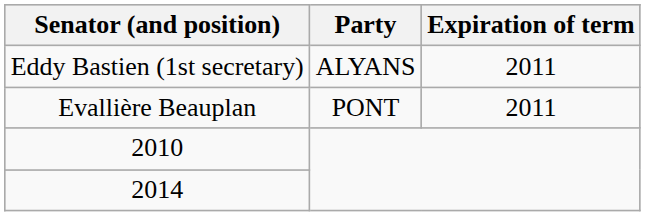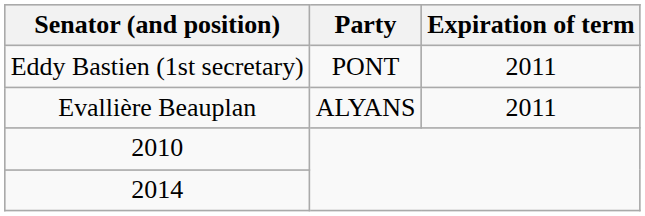(366, 66) ALYANS -> (365, 66) PONT
(365, 107) PONT -> (366, 107) ALYANS
